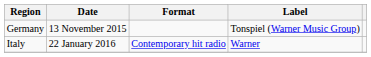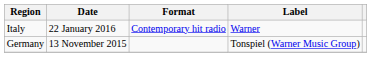rows swapped: (25, 28) <-> (16, 44)
